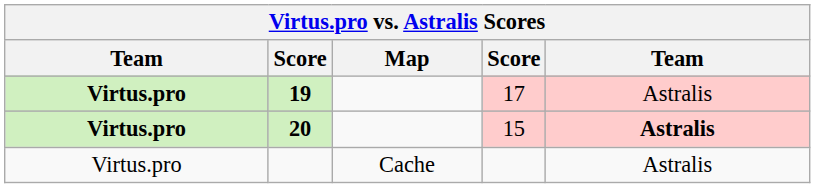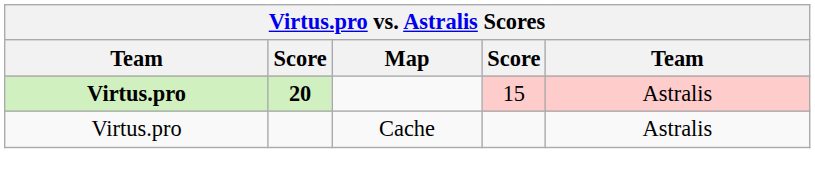- row: (514, 93)
(677, 128) bold -> (677, 93) normal
